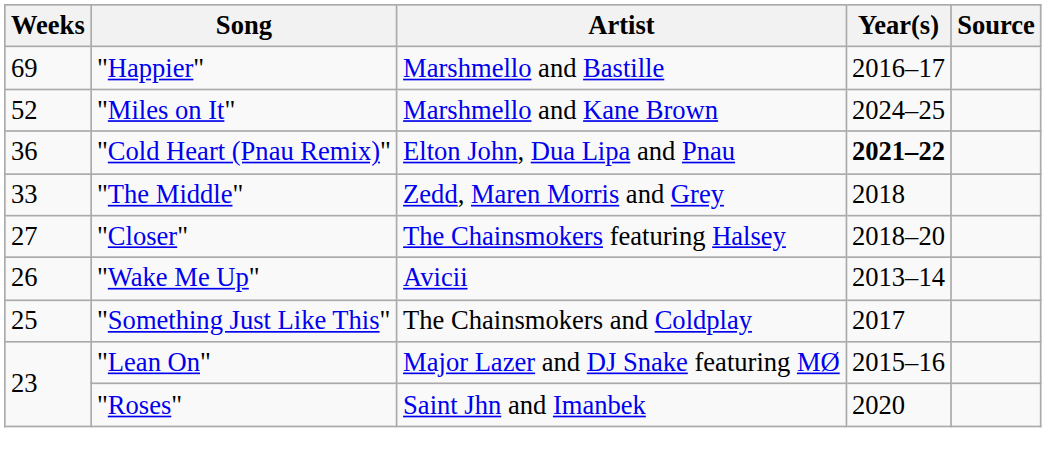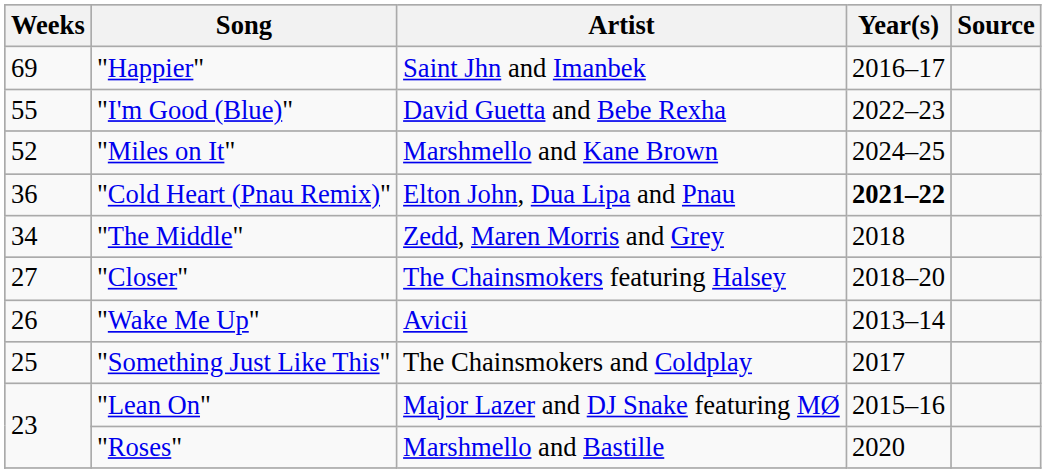(534, 67) Marshmello and Bastille -> (524, 67) Saint Jhn and Imanbek
+ row: (195, 109)
(24, 194) 33 -> (24, 236) 34
(524, 404) Saint Jhn and Imanbek -> (534, 446) Marshmello and Bastille
